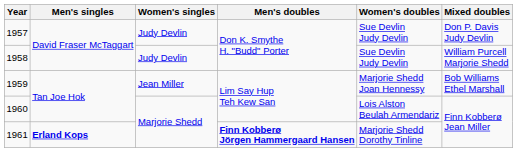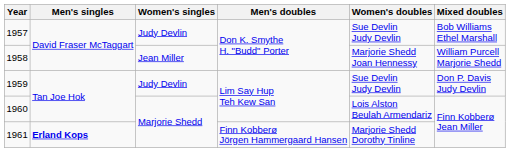(471, 33) Don P. Davis Judy Devlin -> (467, 33) Bob Williams Ethel Marshall
(162, 58) Judy Devlin -> (161, 58) Jean Miller
(384, 58) Sue Devlin Judy Devlin -> (384, 58) Marjorie Shedd Joan Hennessy
(161, 84) Jean Miller -> (162, 84) Judy Devlin
(392, 84) Marjorie Shedd Joan Hennessy -> (376, 84) Sue Devlin Judy Devlin
(474, 84) Bob Williams Ethel Marshall -> (464, 84) Don P. Davis Judy Devlin
(287, 135) bold -> (283, 135) normal
